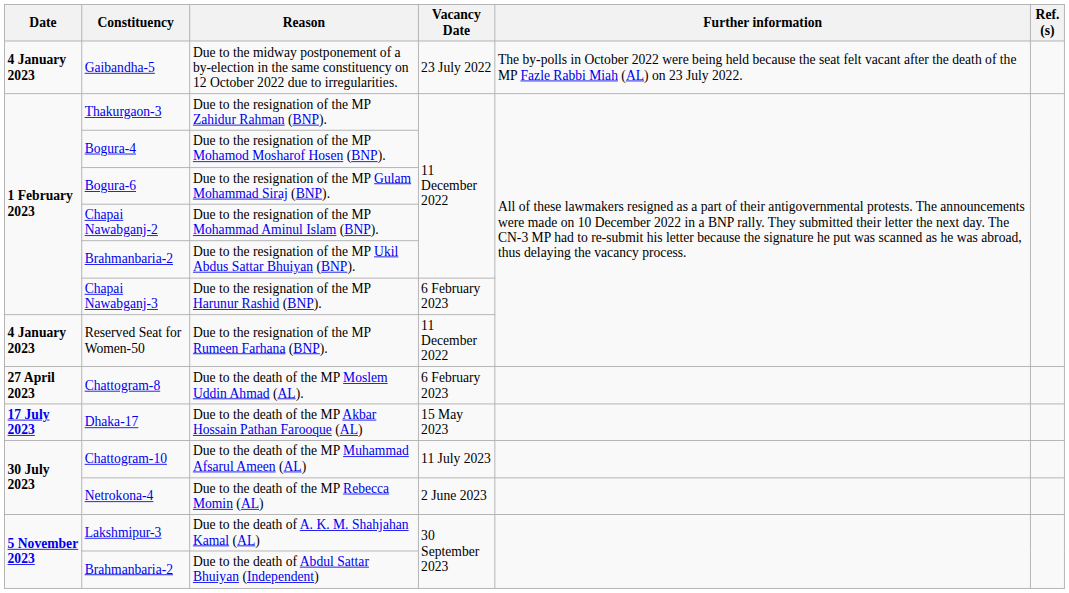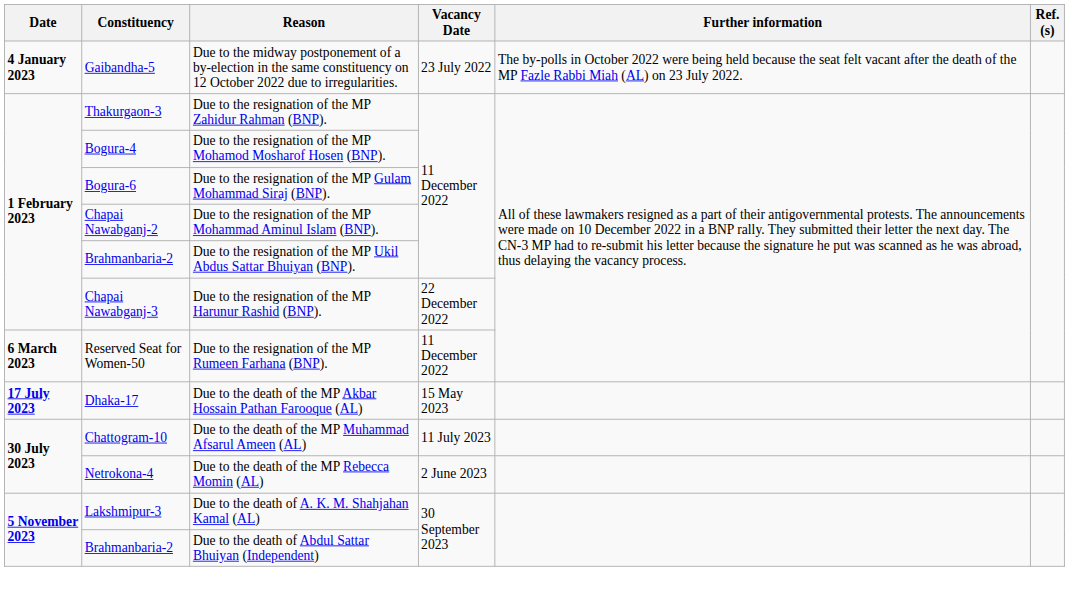(451, 296) 6 February 2023 -> (449, 303) 22 December 2022
(37, 340) 4 January 2023 -> (32, 356) 6 March 2023
- row: (290, 385)
